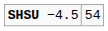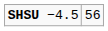(93, 15) 54 -> (93, 15) 56
